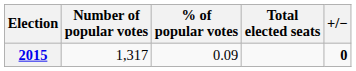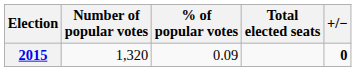(132, 54) 1,317 -> (132, 54) 1,320
